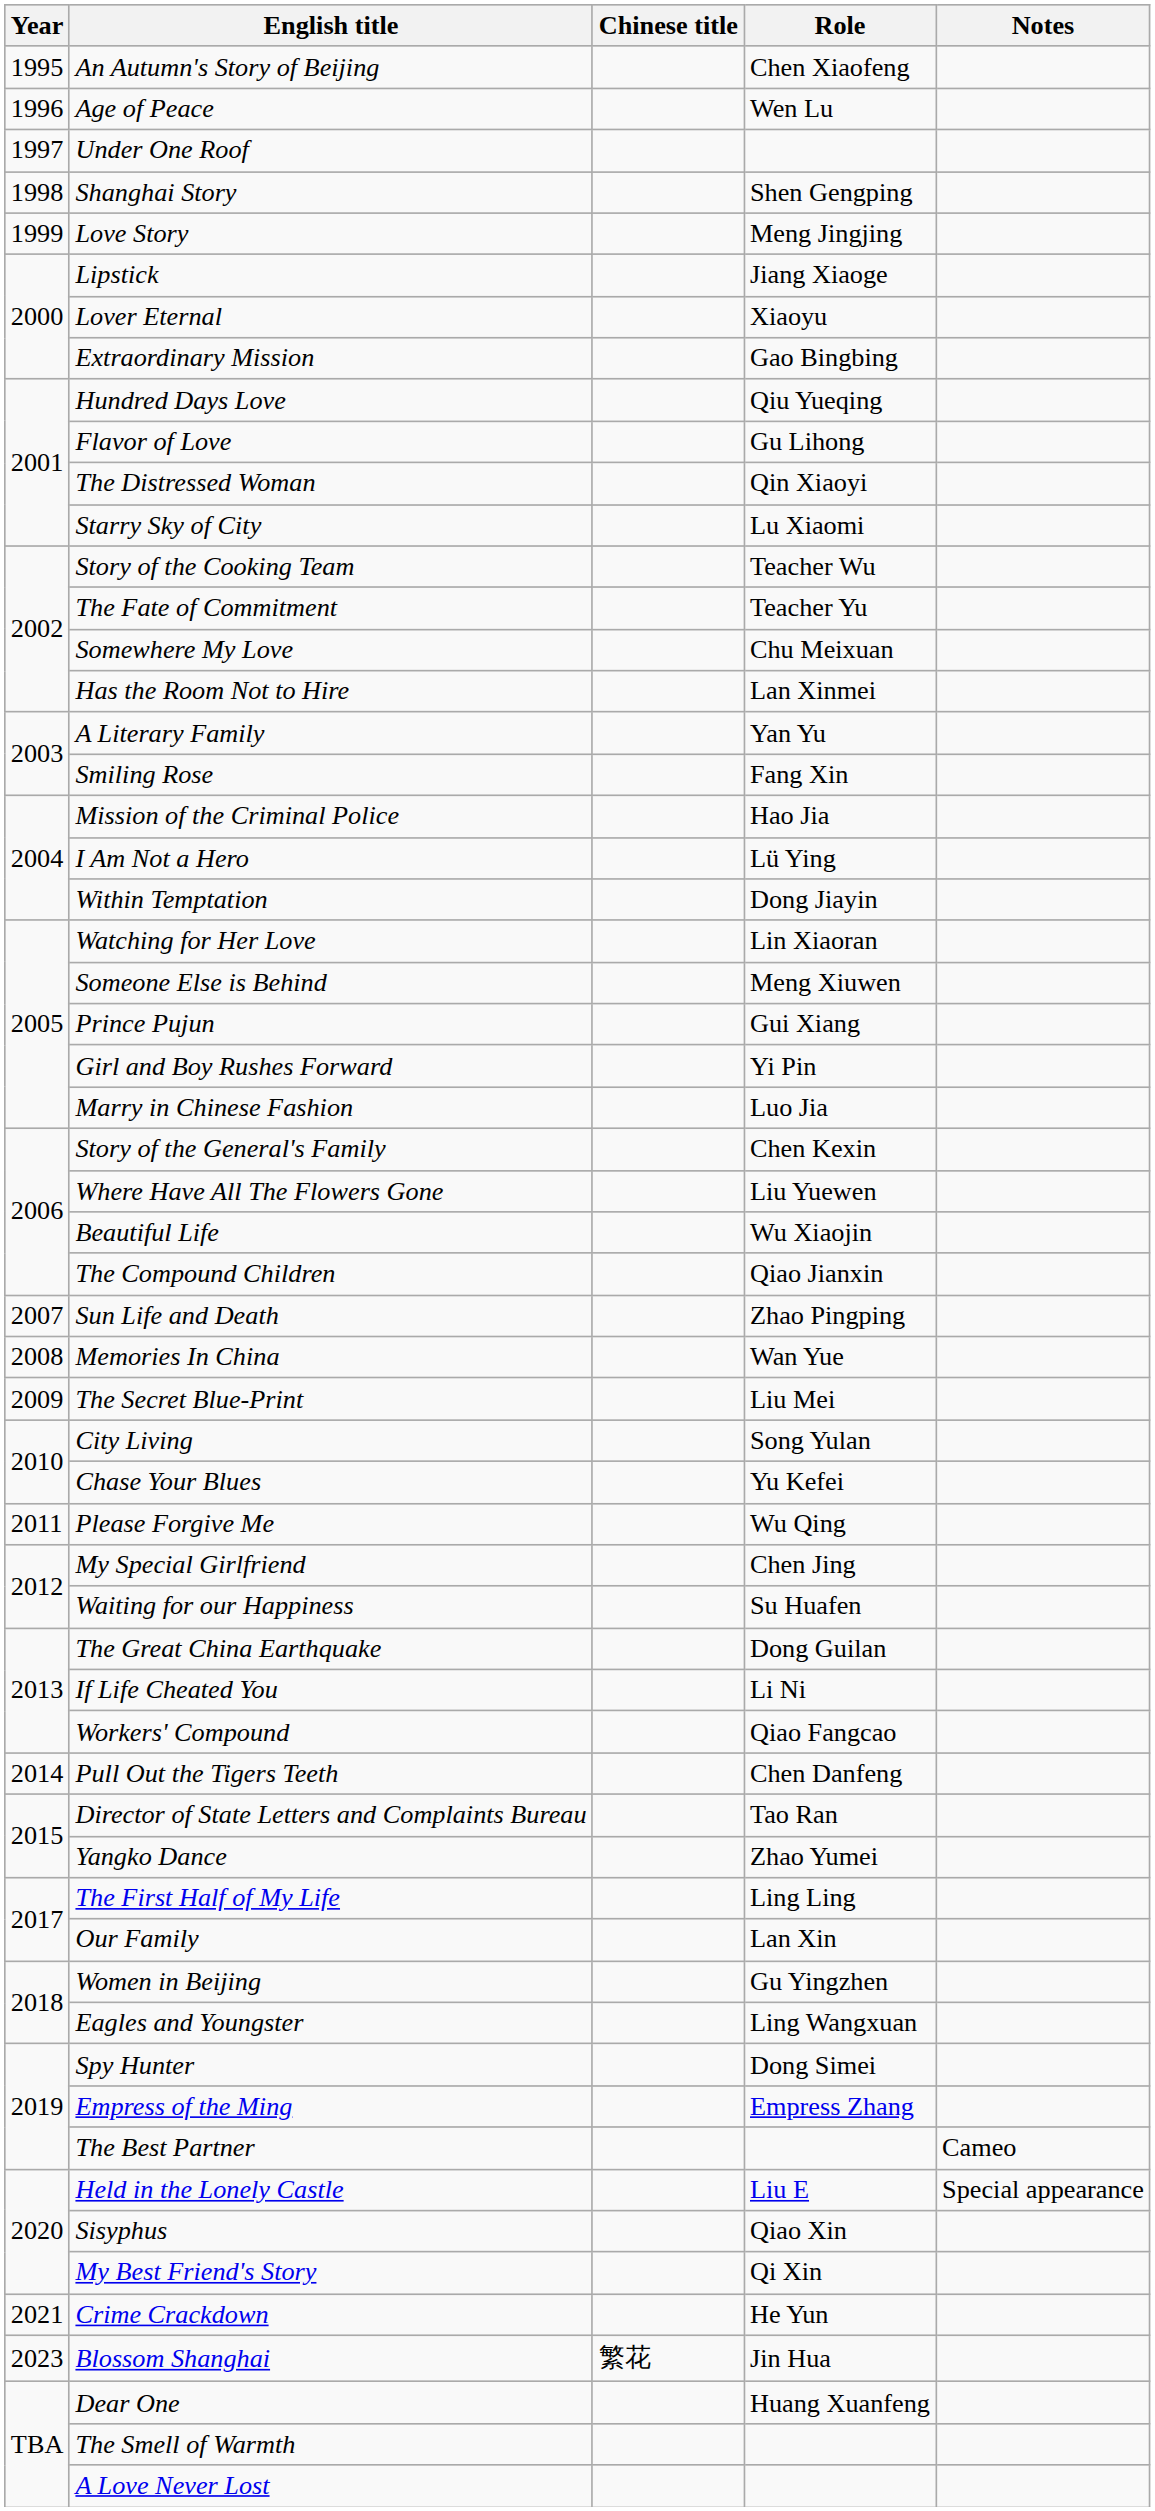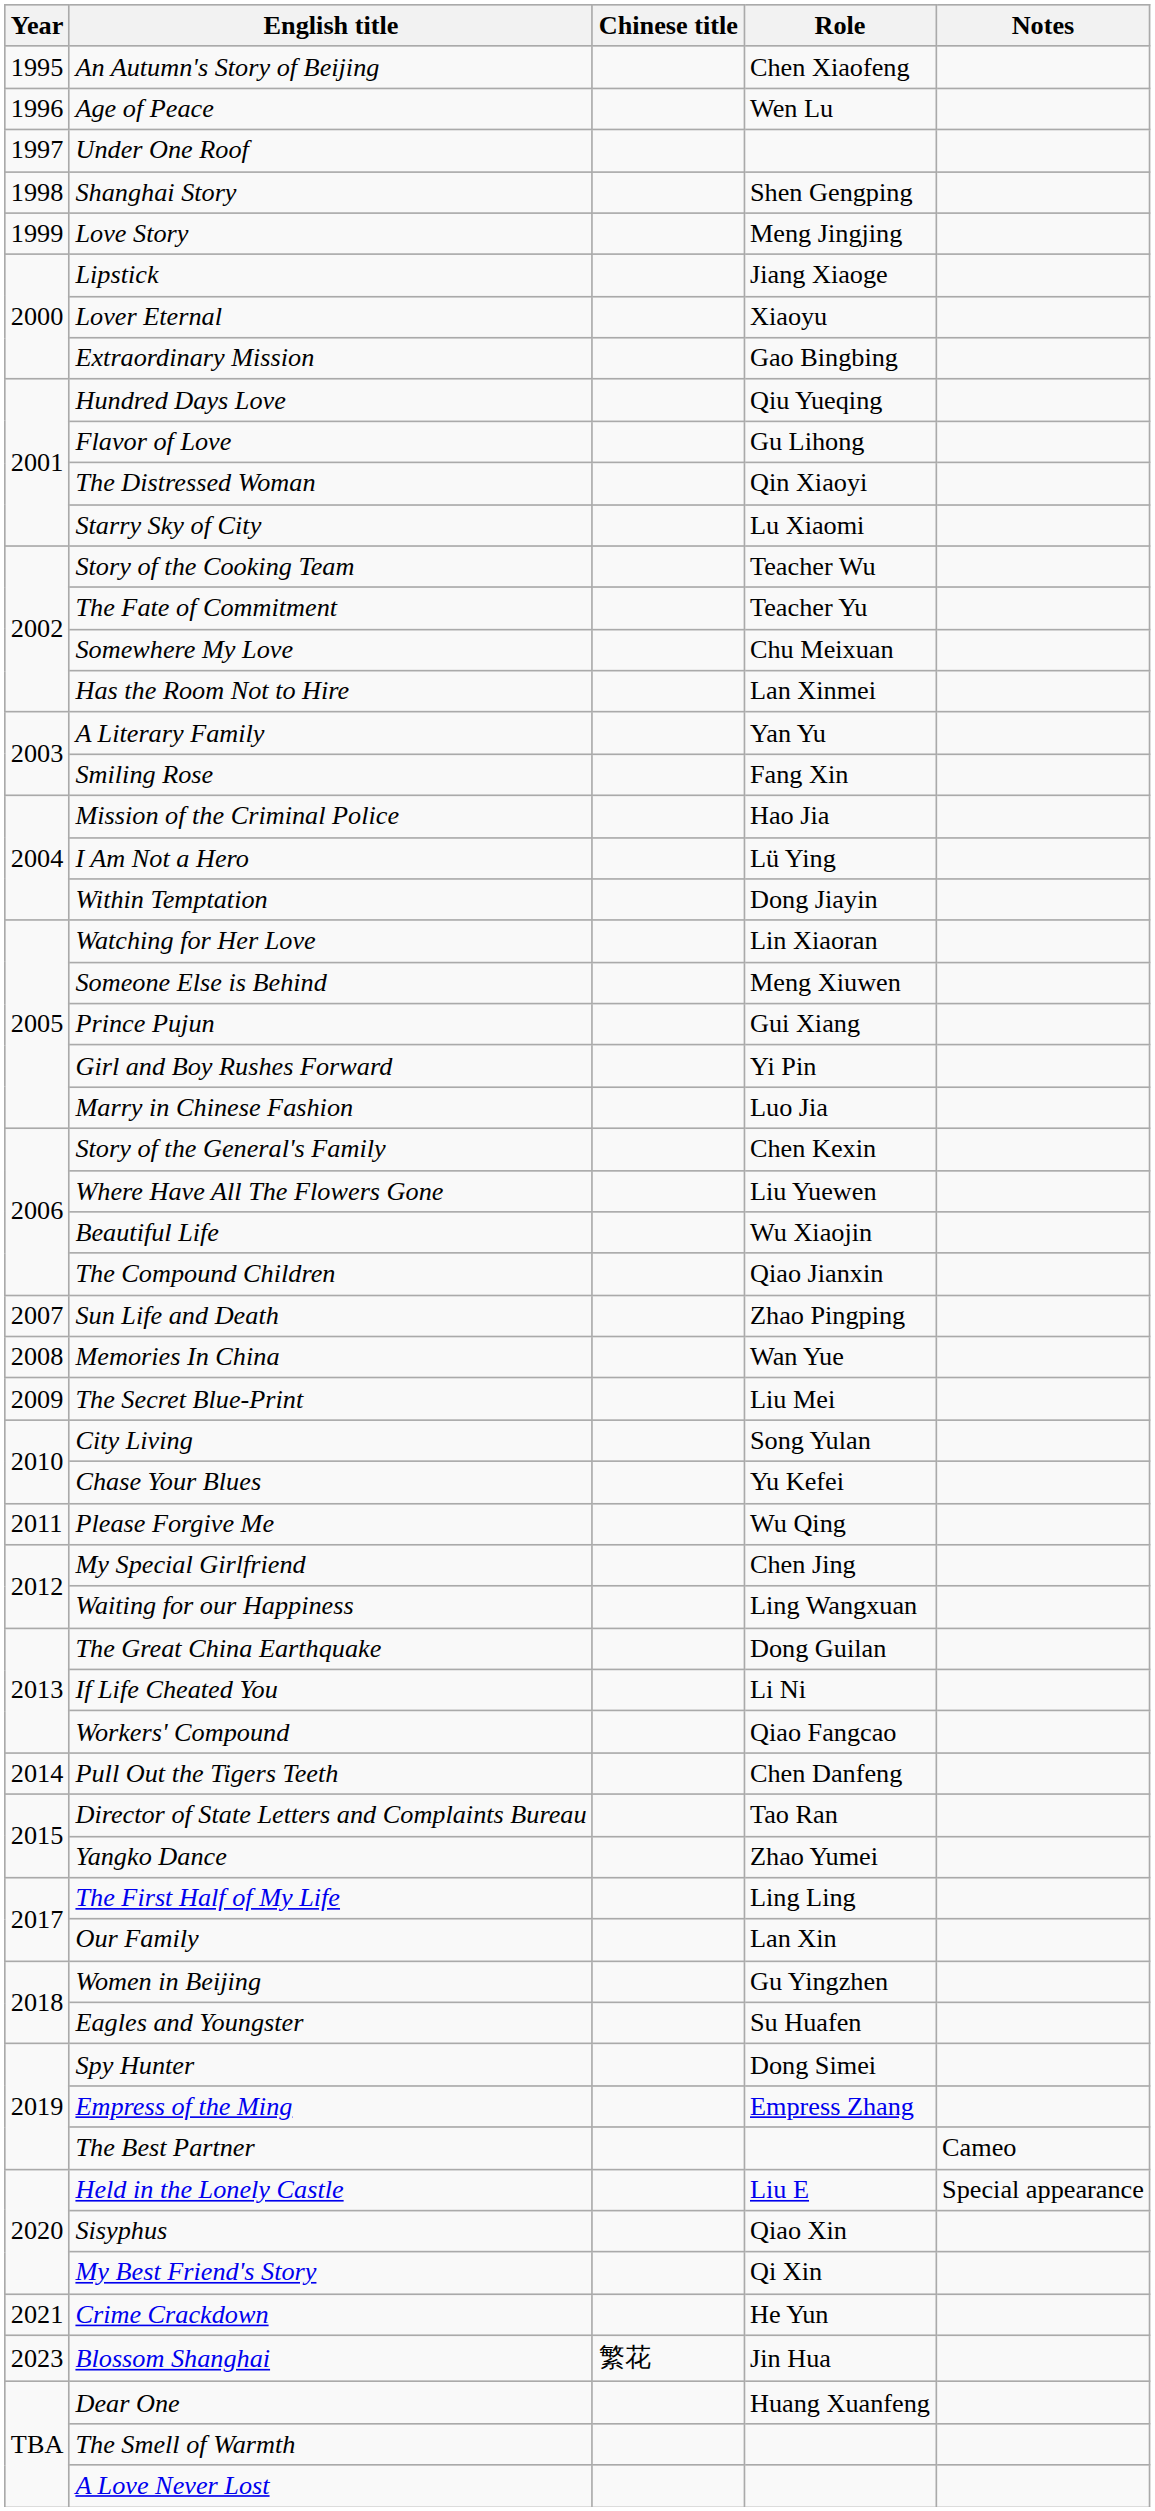(806, 1606) Su Huafen -> (834, 1606) Ling Wangxuan
(834, 2022) Ling Wangxuan -> (806, 2022) Su Huafen
